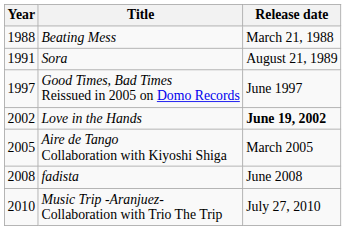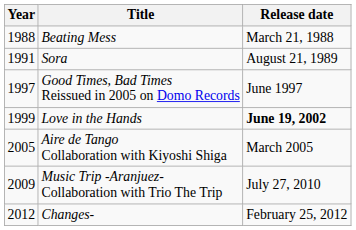(21, 118) 2002 -> (21, 118) 1999
- row: (60, 177)
(21, 206) 2010 -> (21, 185) 2009
+ row: (68, 214)
